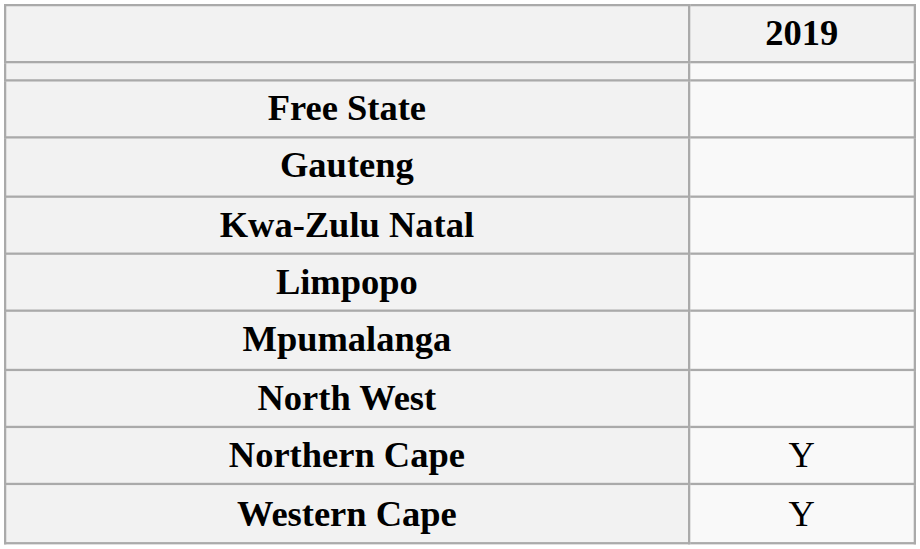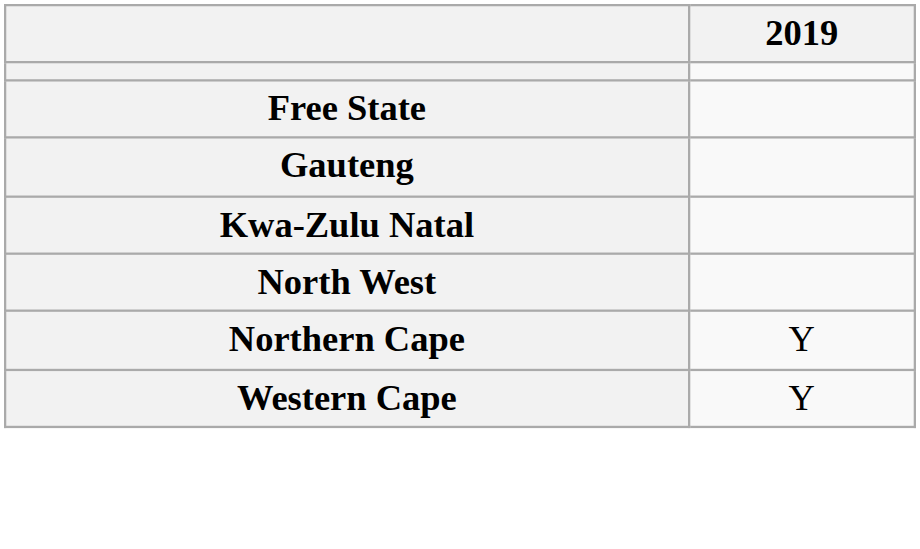- row: (347, 281)
- row: (347, 339)
